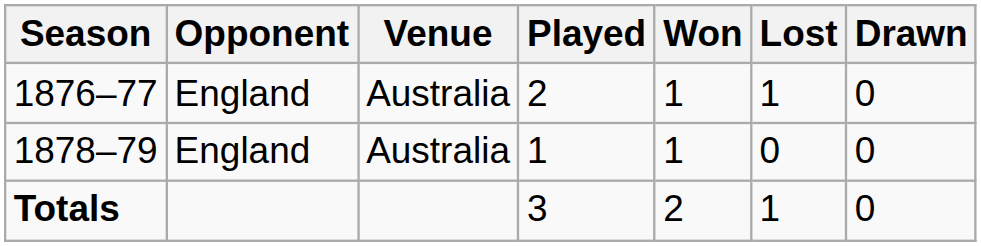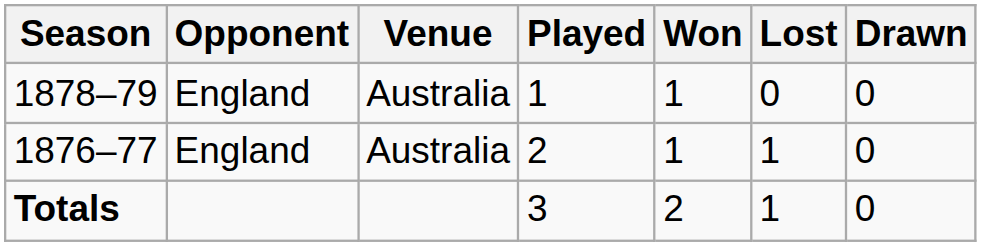rows swapped: (86, 92) <-> (86, 151)
